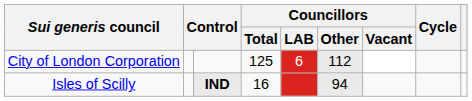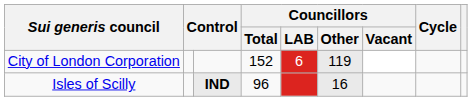(261, 61) 125 -> (261, 61) 152
(340, 61) 112 -> (340, 61) 119
(261, 84) 16 -> (261, 84) 96
(340, 84) 94 -> (340, 84) 16
